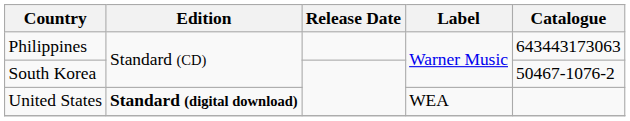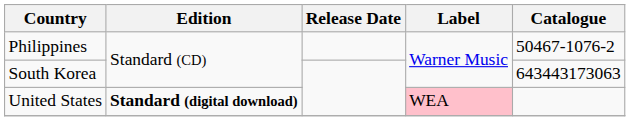(568, 45) 643443173063 -> (565, 45) 50467-1076-2
(565, 73) 50467-1076-2 -> (568, 73) 643443173063
(429, 101) no background -> (429, 101) pink background
